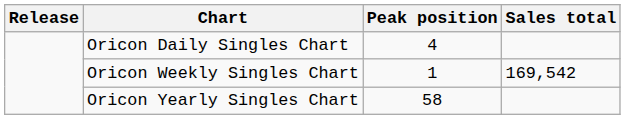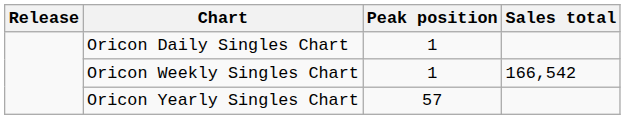(432, 46) 4 -> (432, 46) 1
(541, 73) 169,542 -> (541, 73) 166,542
(432, 100) 58 -> (432, 100) 57
